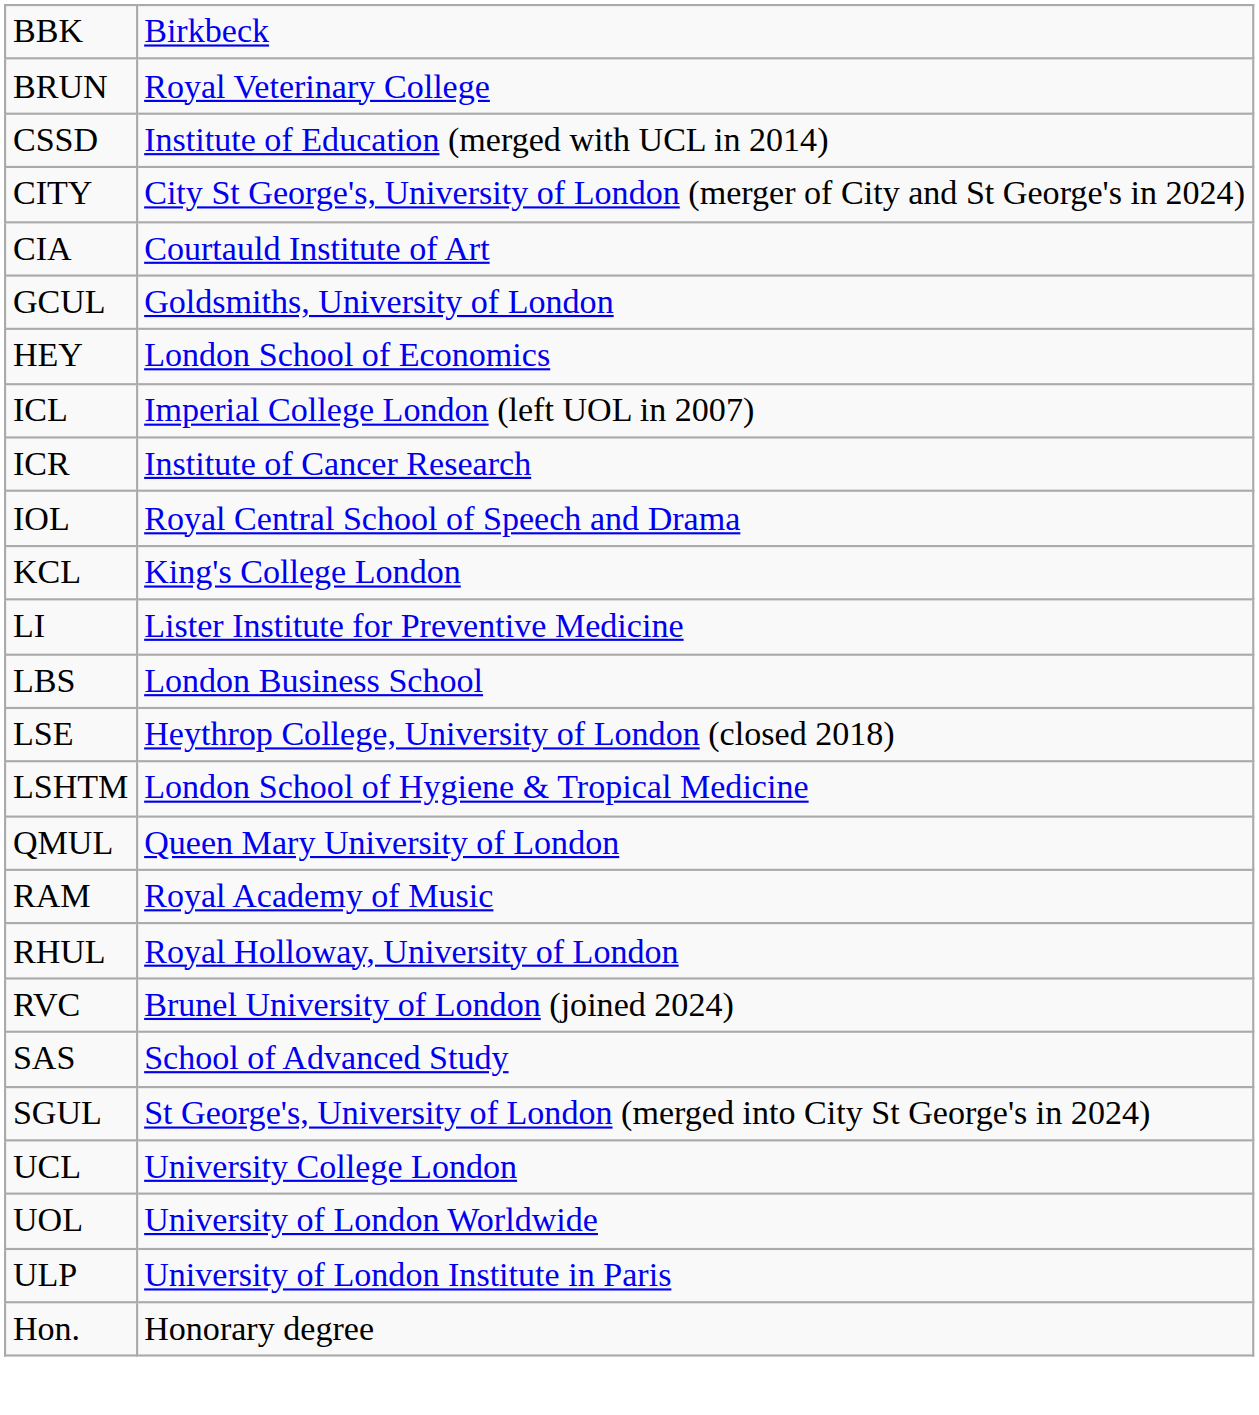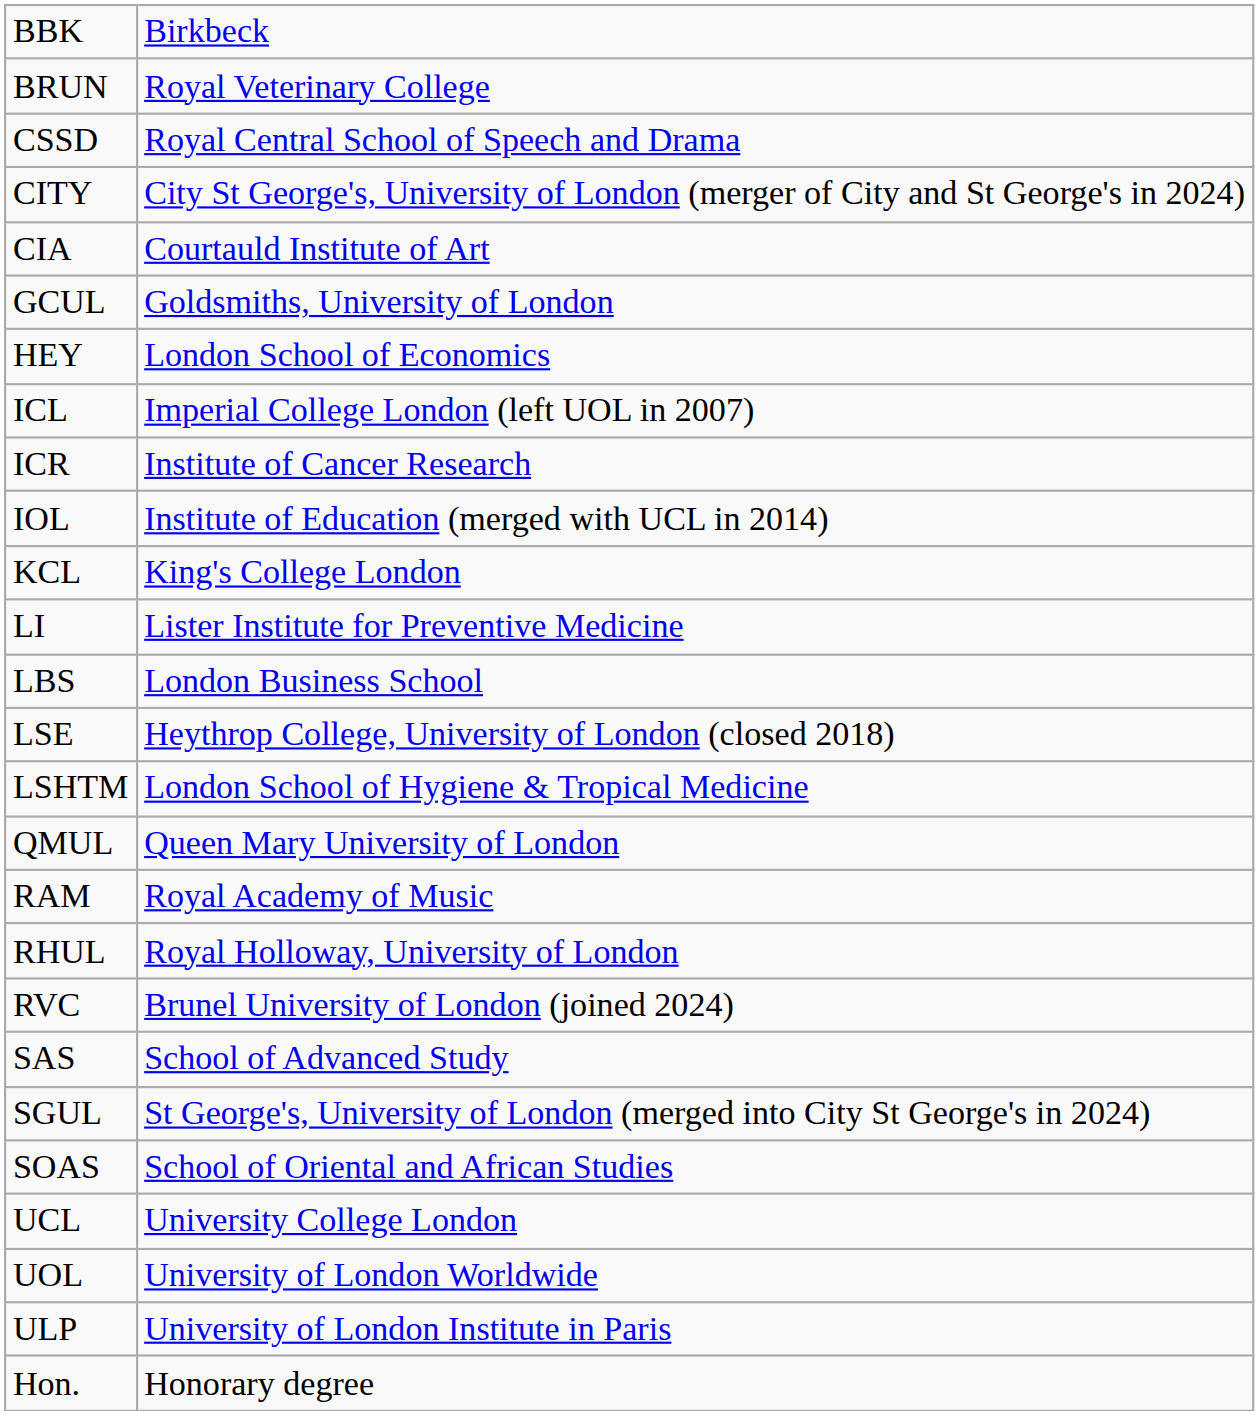(486, 139) Institute of Education (merged with UCL in 2014) -> (442, 139) Royal Central School of Speech and Drama
(442, 517) Royal Central School of Speech and Drama -> (486, 517) Institute of Education (merged with UCL in 2014)
+ row: (56, 1166)
